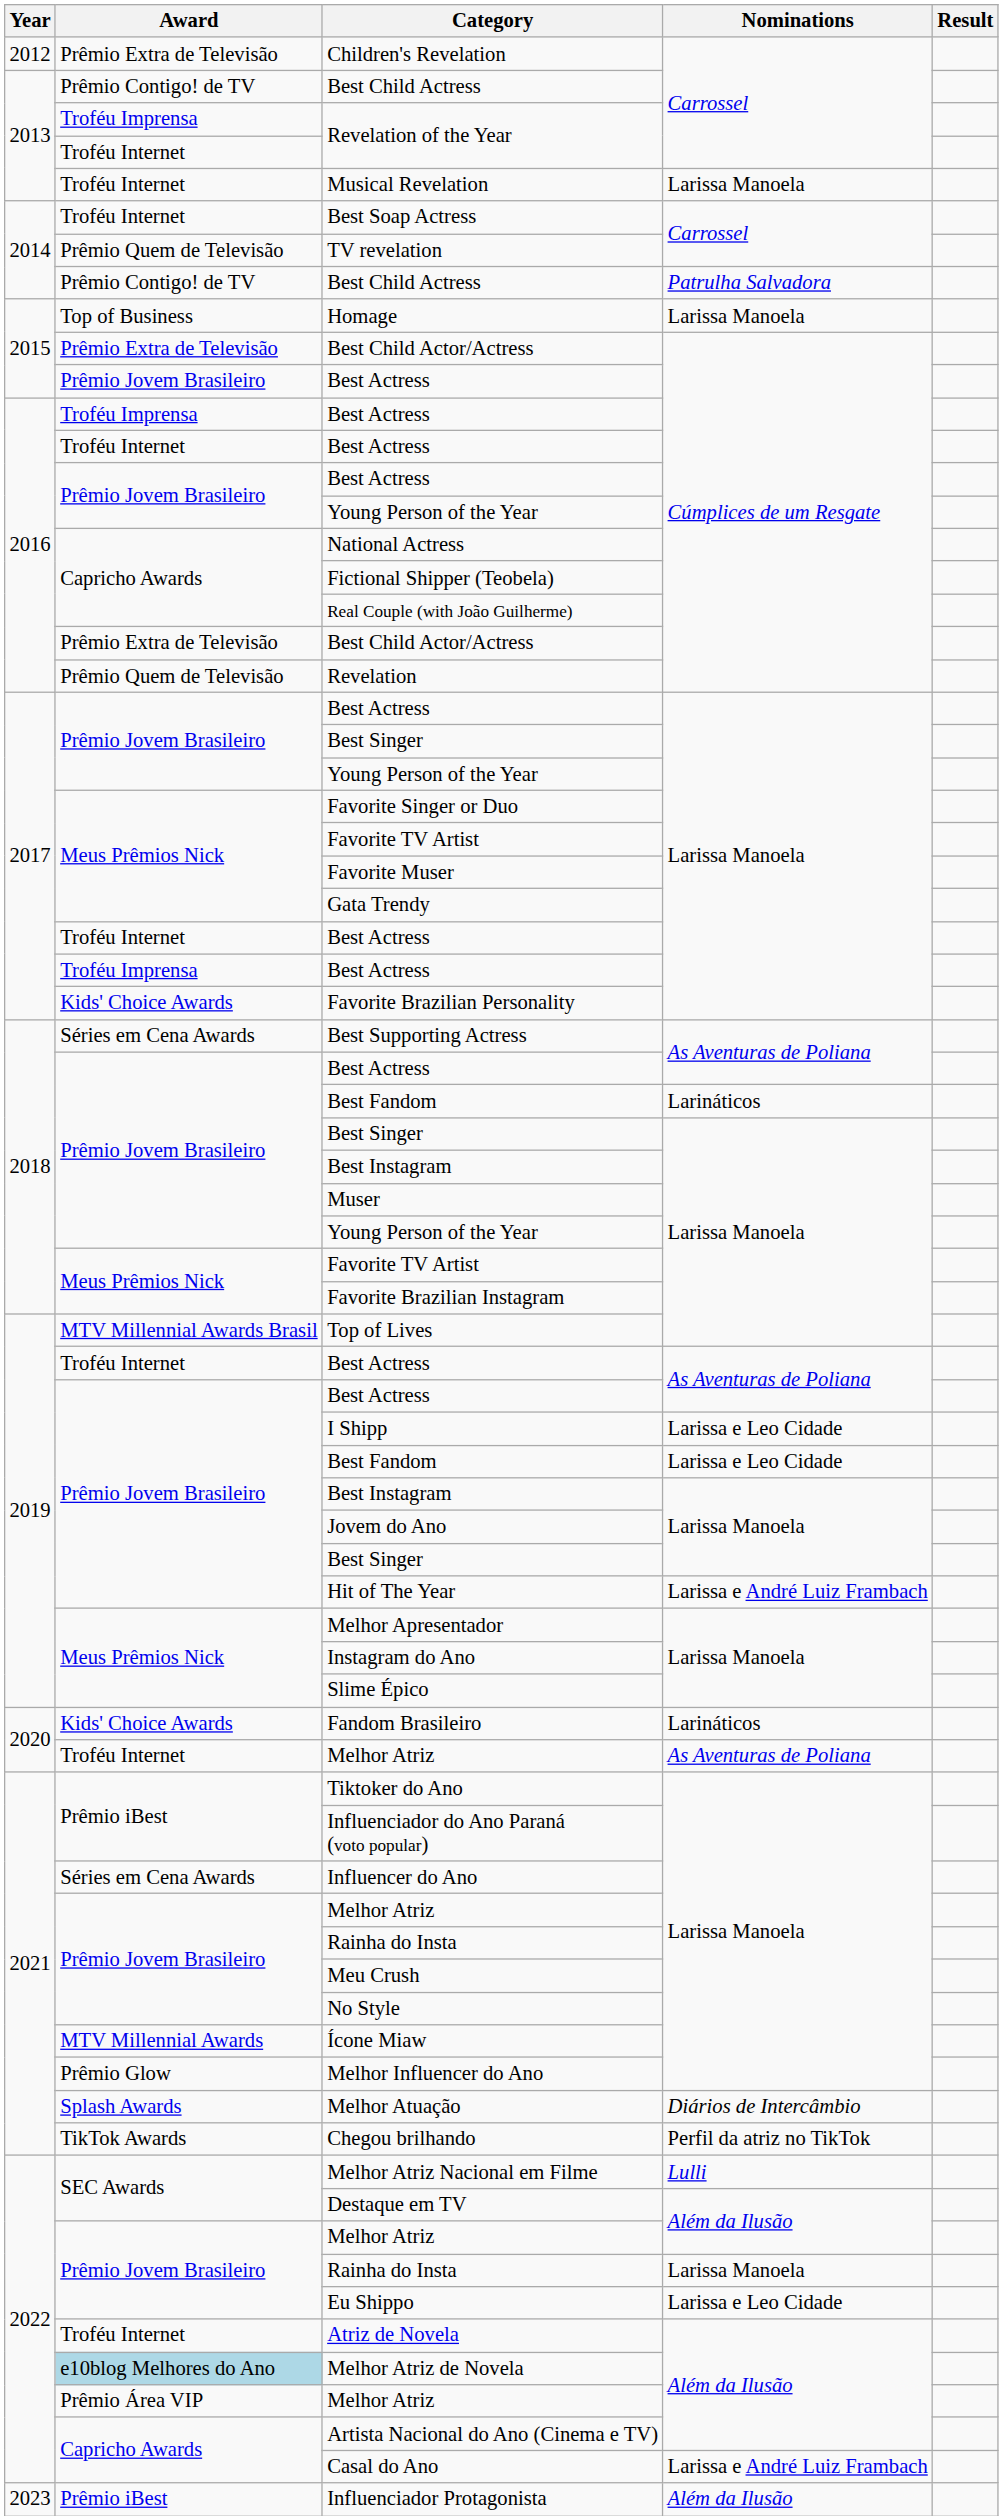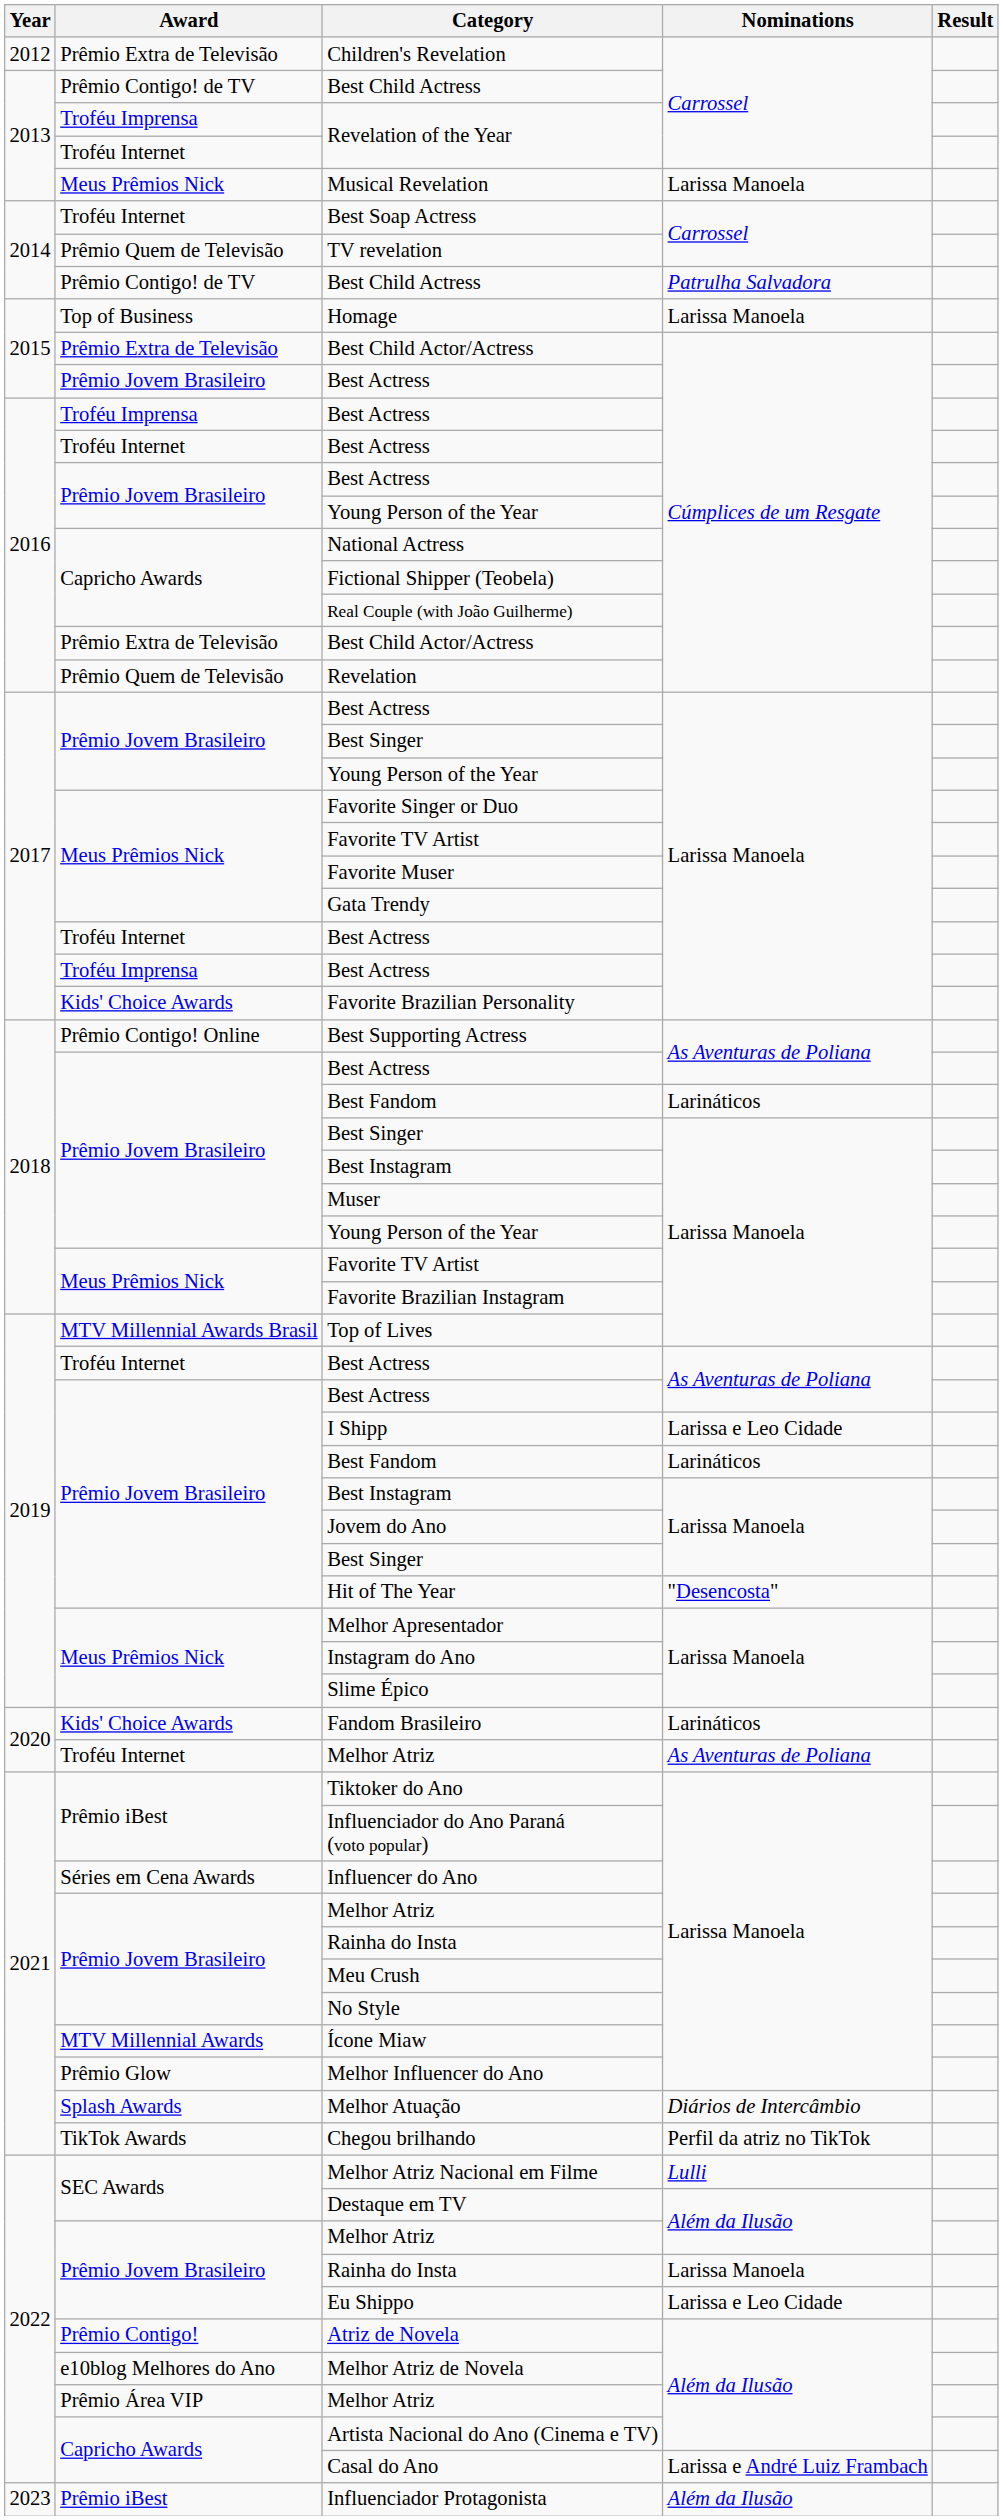(123, 184) Troféu Internet -> (142, 184) Meus Prêmios Nick
(158, 1035) Séries em Cena Awards -> (160, 1035) Prêmio Contigoǃ Online
(798, 1461) Larissa e Leo Cidade -> (798, 1461) Larináticos
(798, 1592) Larissa e André Luiz Frambach -> (798, 1592) "Desencosta"
(123, 2335) Troféu Internet -> (129, 2335) Prêmio Contigo!
(168, 2368) lightblue background -> (168, 2368) no background
